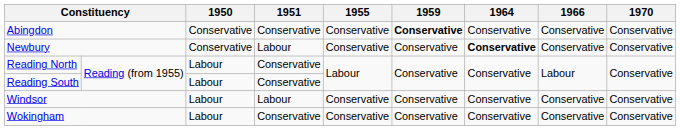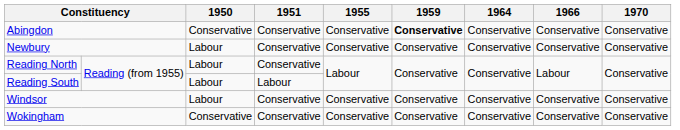(220, 47) Conservative -> (206, 47) Labour
(274, 47) Labour -> (289, 47) Conservative
(502, 47) bold -> (499, 47) normal
(289, 82) Conservative -> (274, 82) Labour
(274, 99) Labour -> (289, 99) Conservative
(206, 116) Labour -> (220, 116) Conservative
